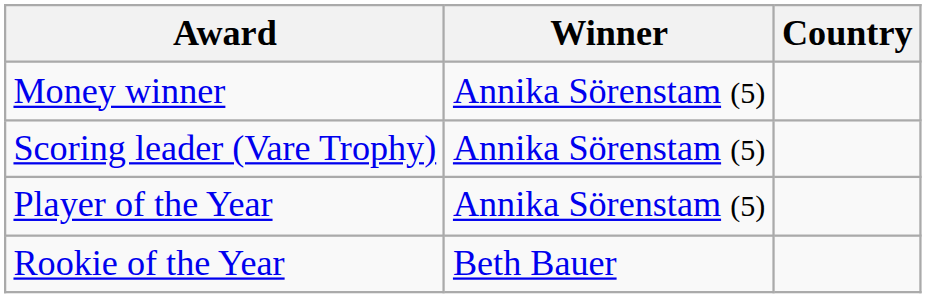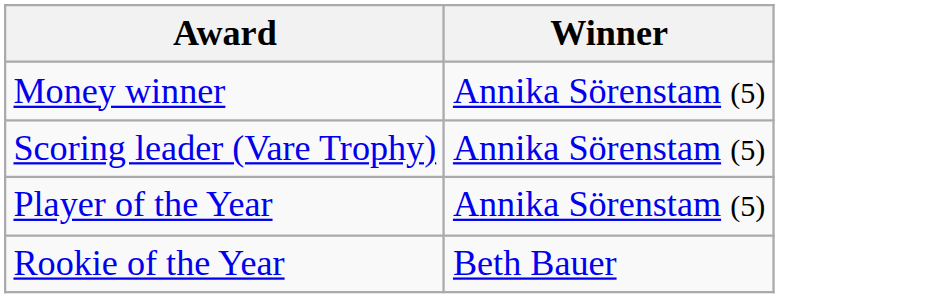- column: (847, 33)
